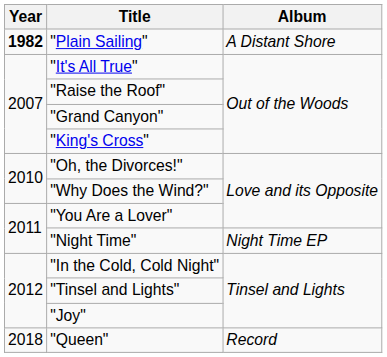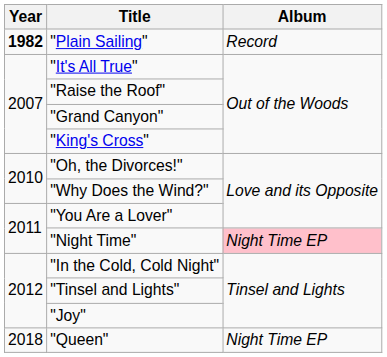(281, 41) A Distant Shore -> (252, 41) Record
(277, 240) no background -> (277, 240) pink background
(252, 340) Record -> (277, 340) Night Time EP
